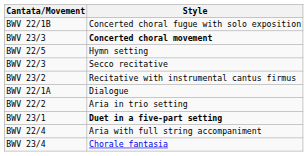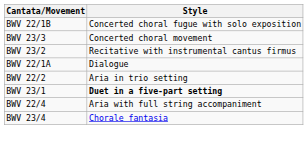(151, 38) bold -> (151, 38) normal
- row: (26, 51)
- row: (26, 64)
